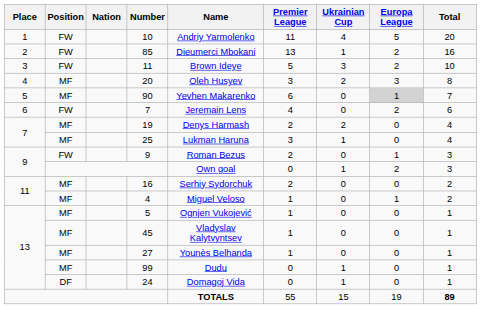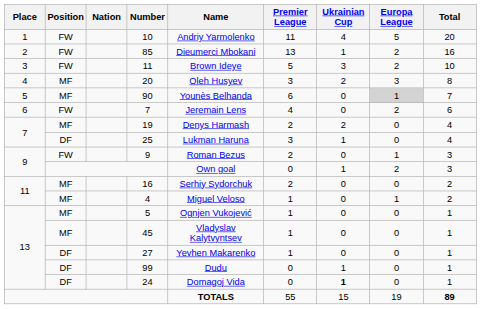(216, 96) Yevhen Makarenko -> (216, 96) Younès Belhanda
(66, 140) MF -> (66, 140) DF
(66, 253) MF -> (66, 253) DF
(216, 253) Younès Belhanda -> (216, 253) Yevhen Makarenko
(66, 267) MF -> (66, 267) DF
(343, 282) normal -> (343, 282) bold
